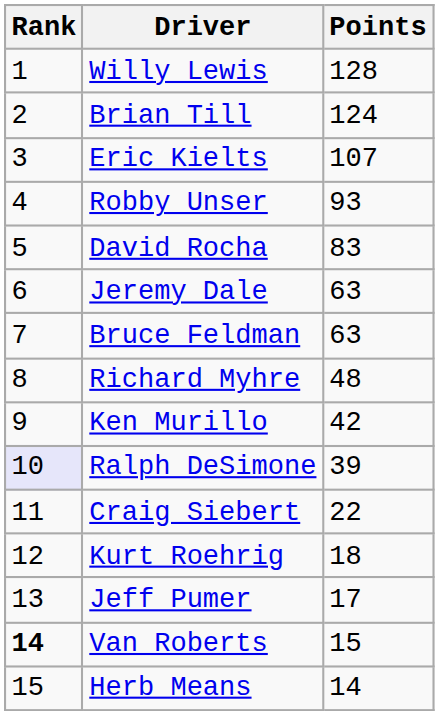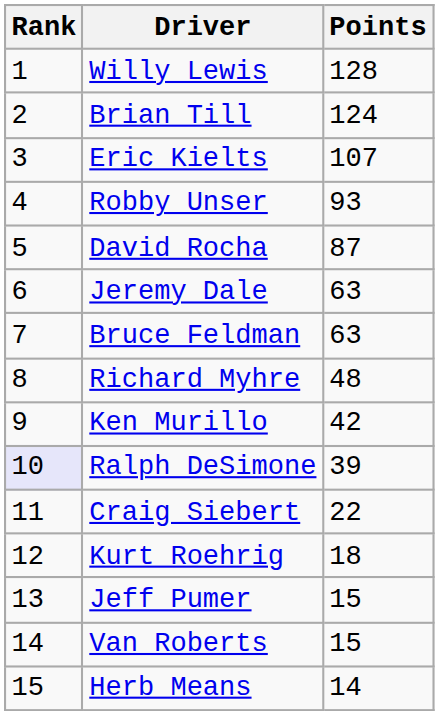(346, 247) 83 -> (346, 247) 87
(346, 600) 17 -> (346, 600) 15
(28, 644) bold -> (28, 644) normal
